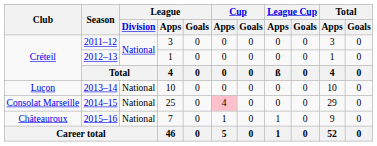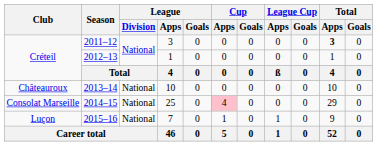(332, 42) normal -> (332, 42) bold
(43, 88) Luçon -> (43, 88) Châteauroux
(43, 118) Châteauroux -> (43, 118) Luçon
